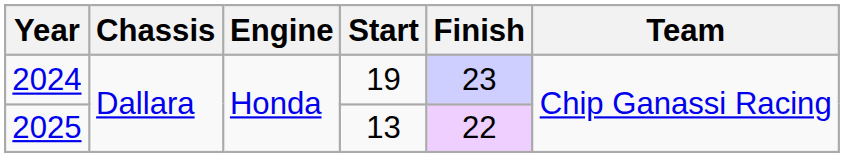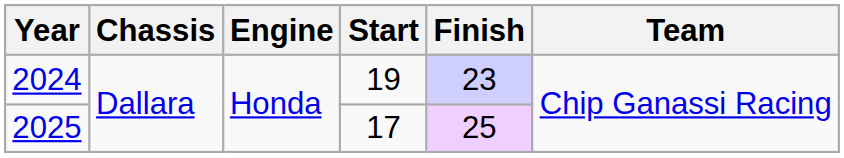(384, 128) 13 -> (384, 128) 17
(479, 128) 22 -> (479, 128) 25
